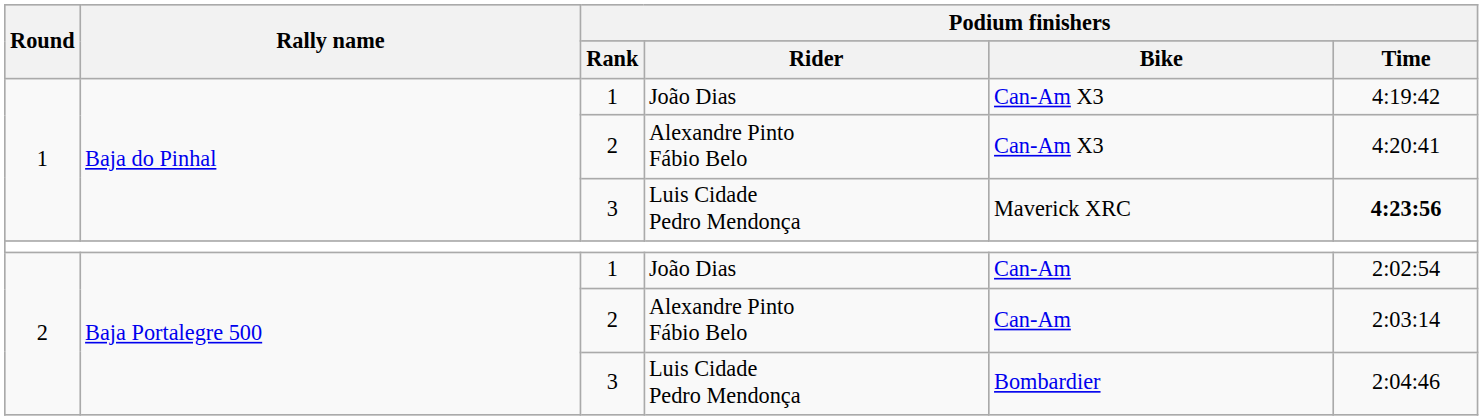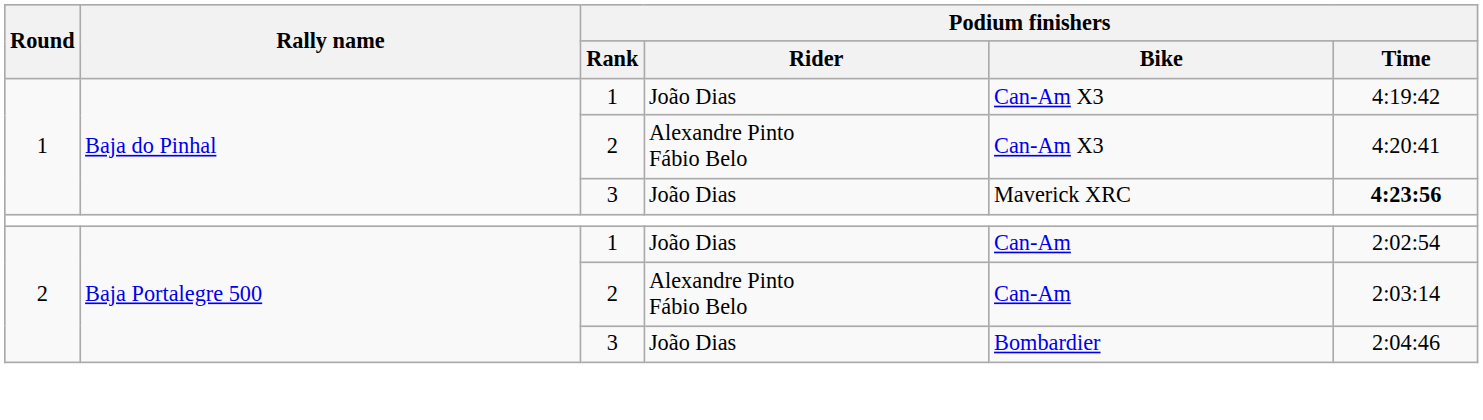(725, 209) Luis Cidade Pedro Mendonça -> (693, 195) João Dias
(725, 382) Luis Cidade Pedro Mendonça -> (693, 343) João Dias
